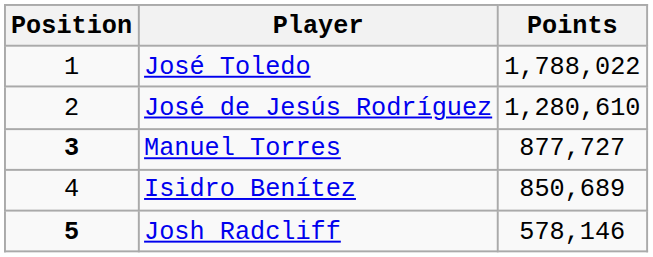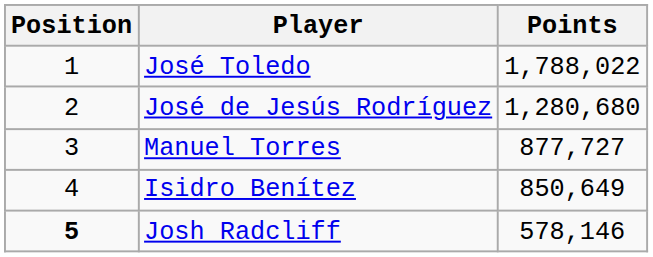(572, 108) 1,280,610 -> (572, 108) 1,280,680
(72, 149) bold -> (72, 149) normal
(572, 190) 850,689 -> (572, 190) 850,649
